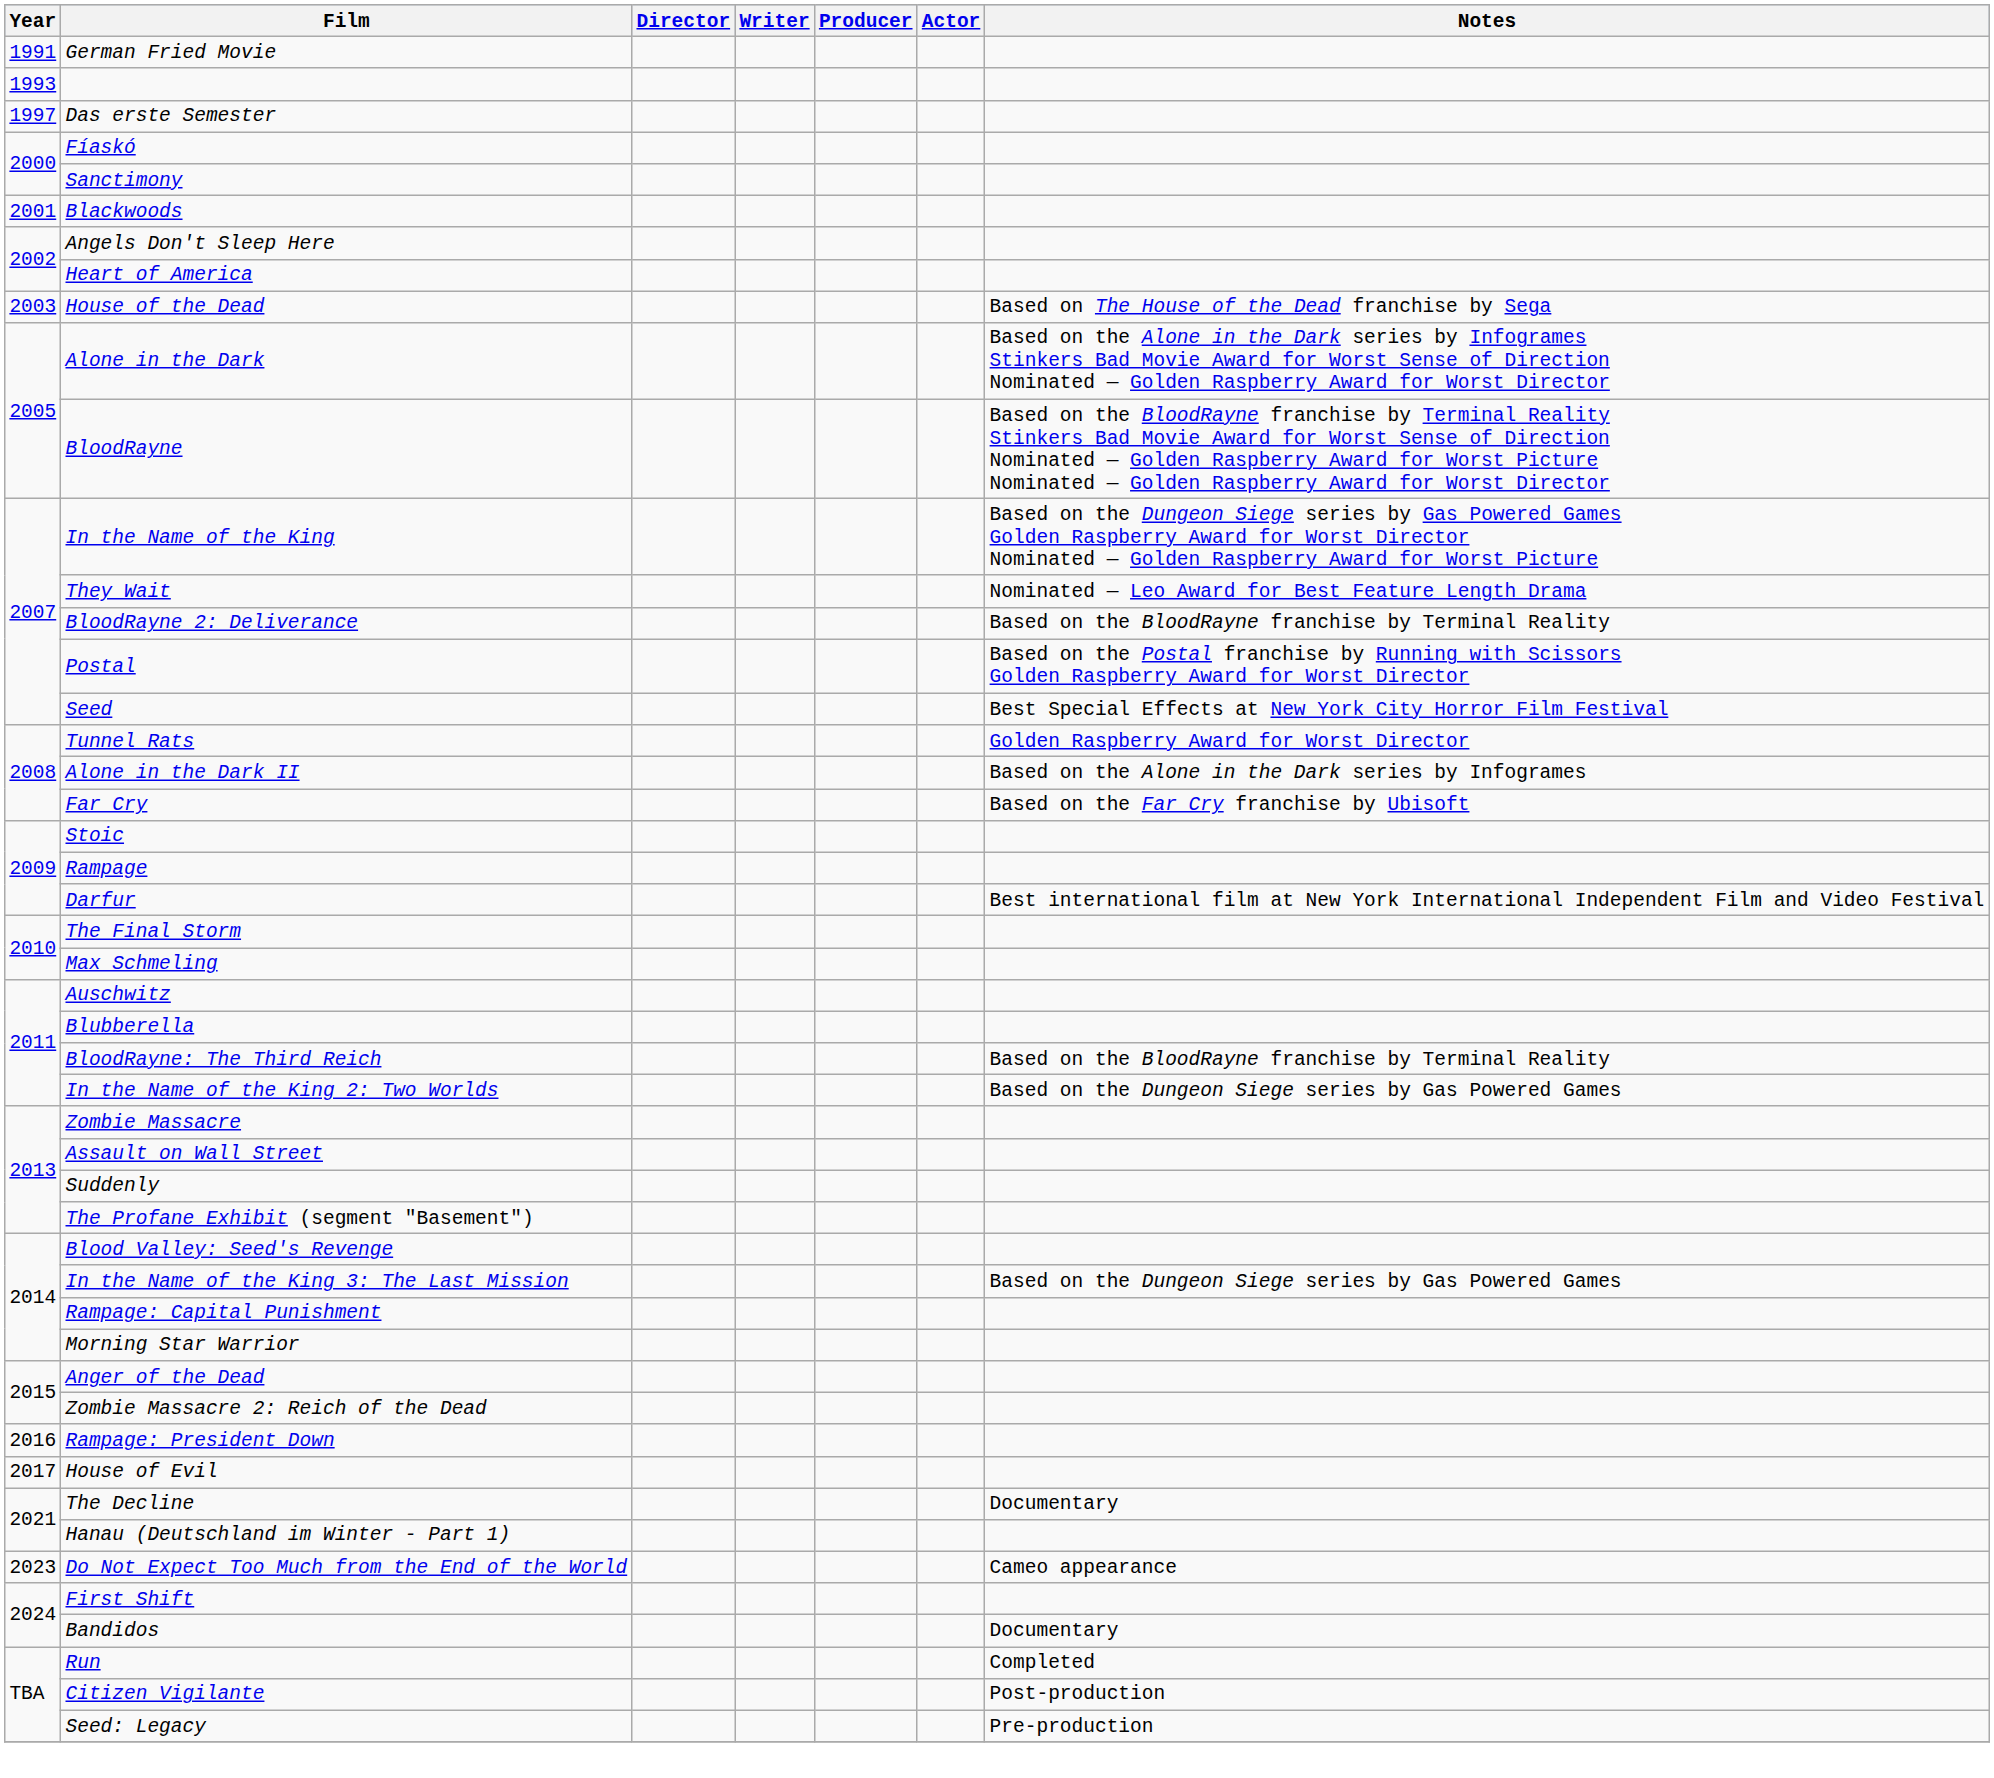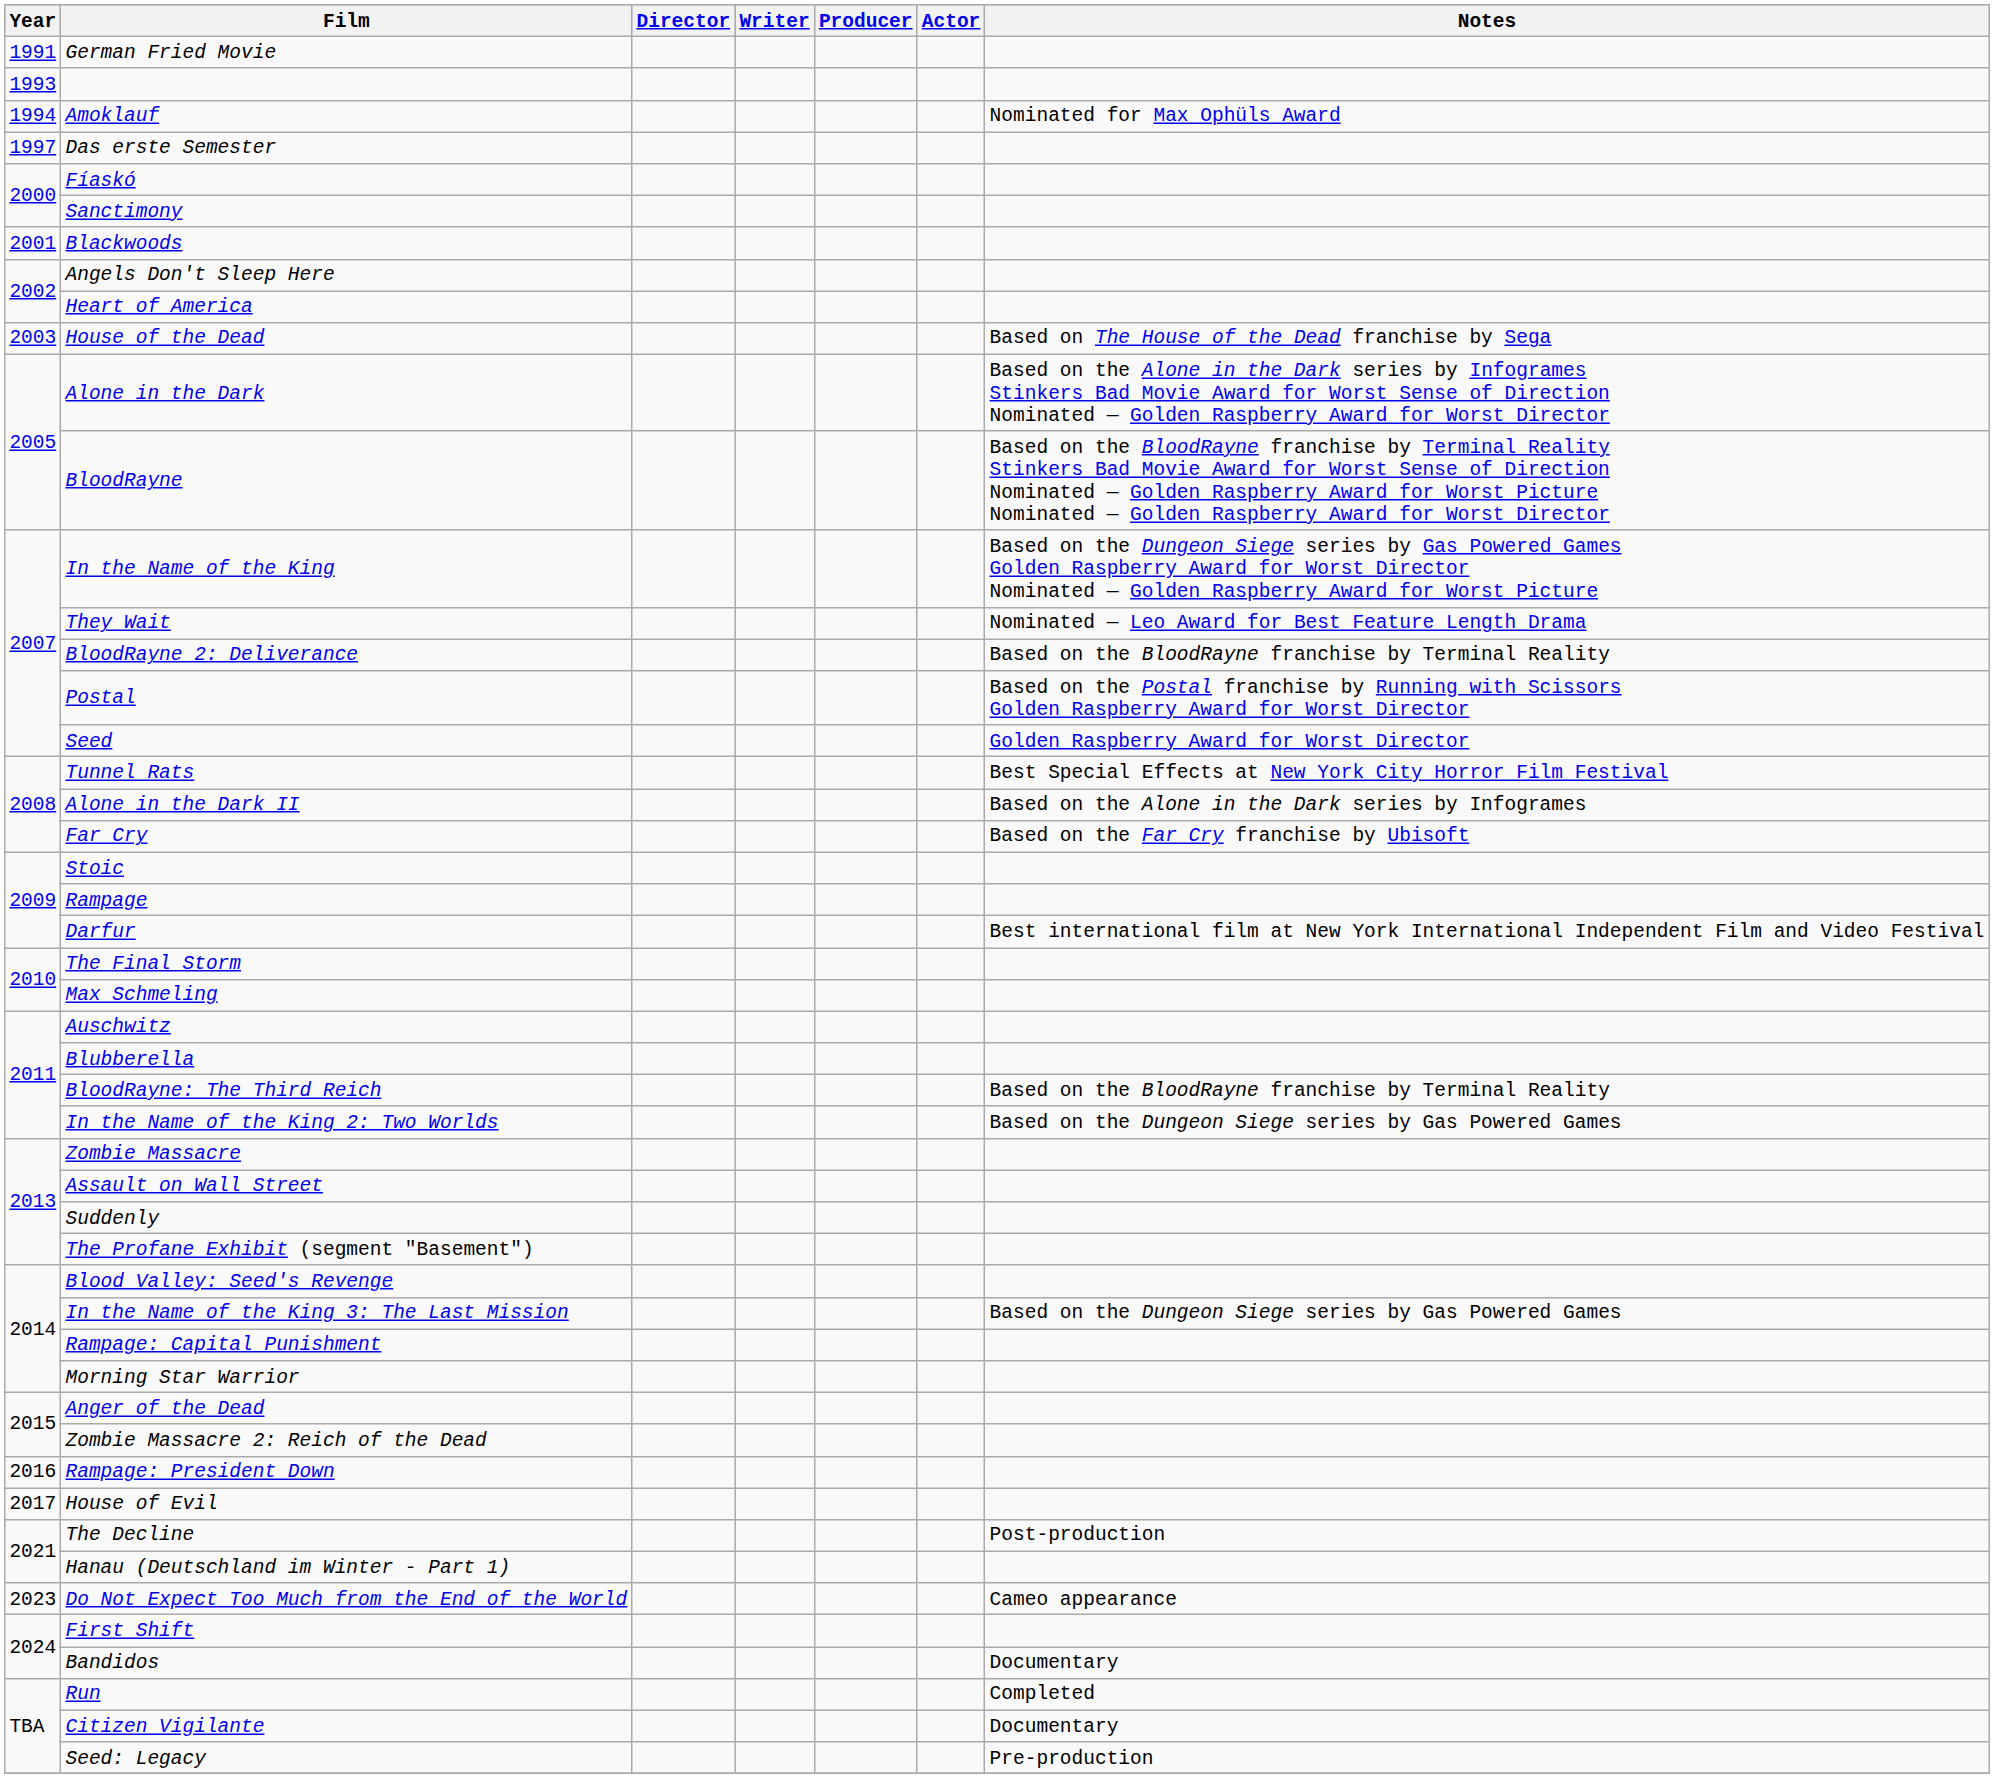+ row: (33, 116)
(1329, 709) Best Special Effects at New York City Horror Film Festival -> (1230, 741) Golden Raspberry Award for Worst Director
(1230, 741) Golden Raspberry Award for Worst Director -> (1329, 773) Best Special Effects at New York City Horror Film Festival
(1054, 1504) Documentary -> (1077, 1535) Post-production
(1077, 1694) Post-production -> (1054, 1726) Documentary
